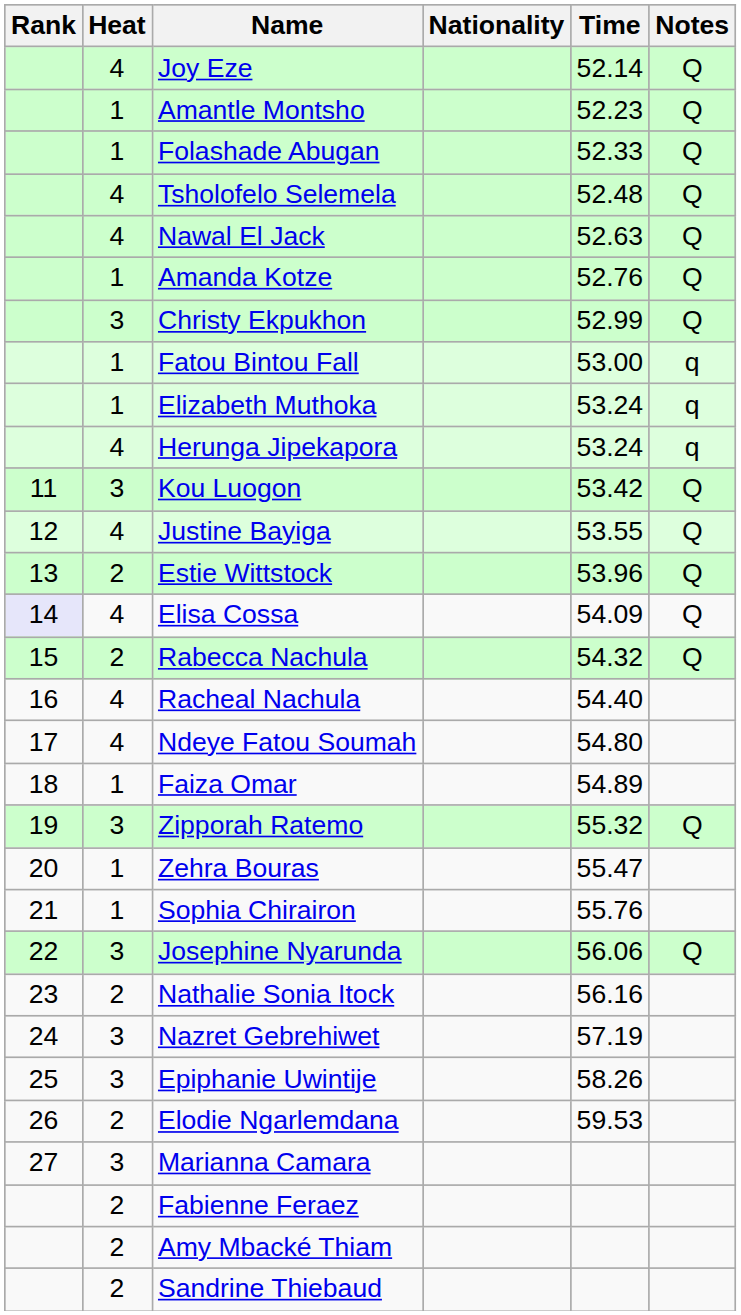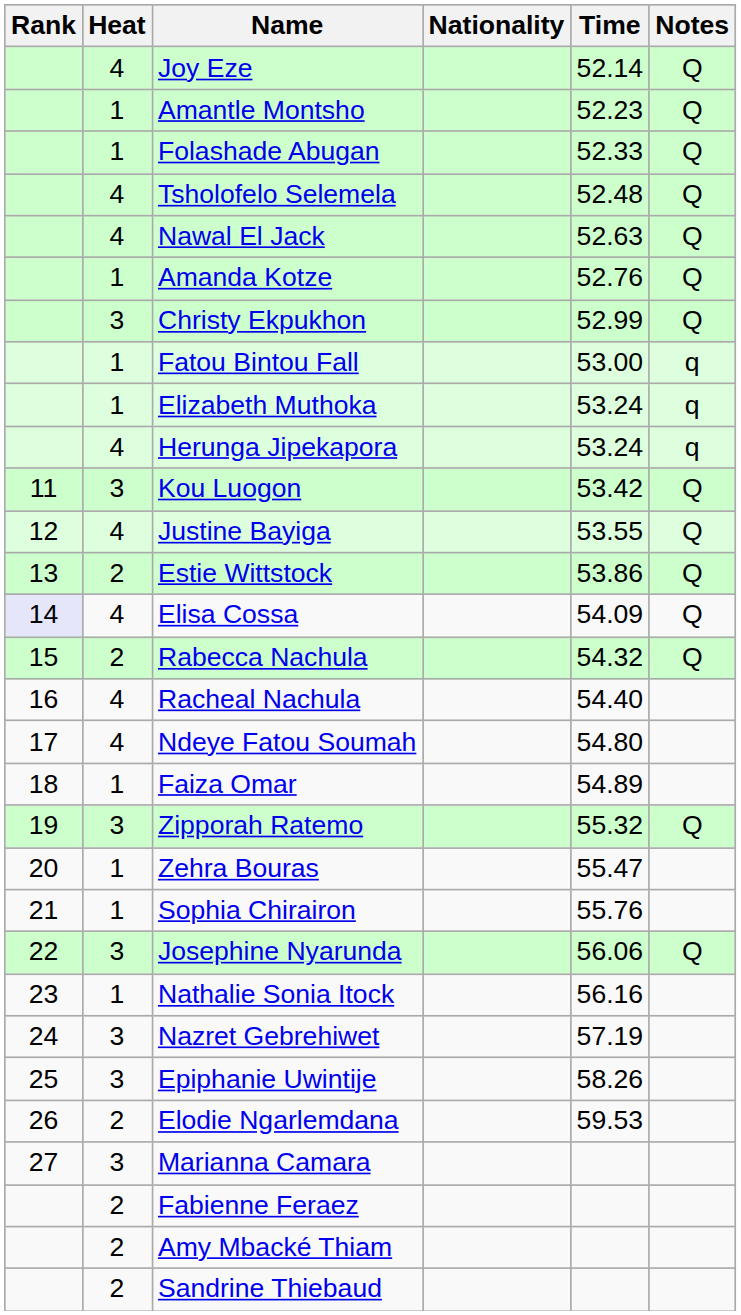(610, 573) 53.96 -> (610, 573) 53.86
(117, 994) 2 -> (117, 994) 1
